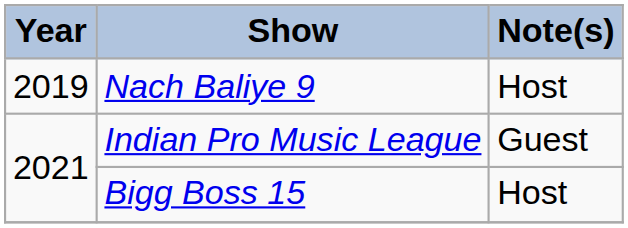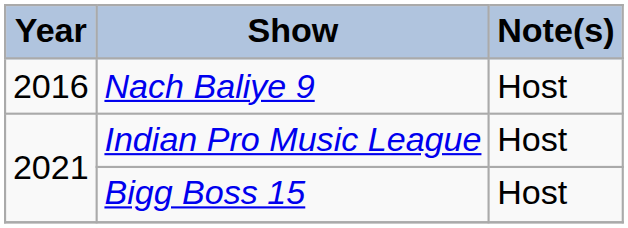(51, 85) 2019 -> (51, 85) 2016
(543, 139) Guest -> (532, 139) Host
